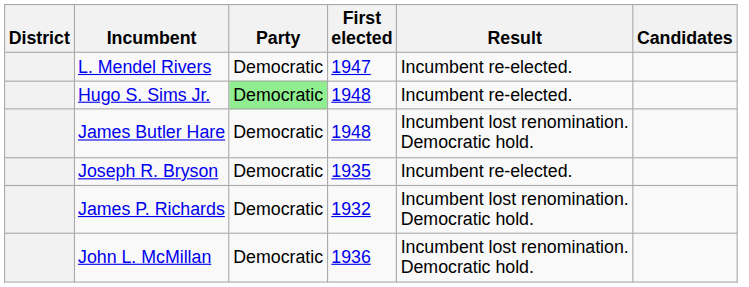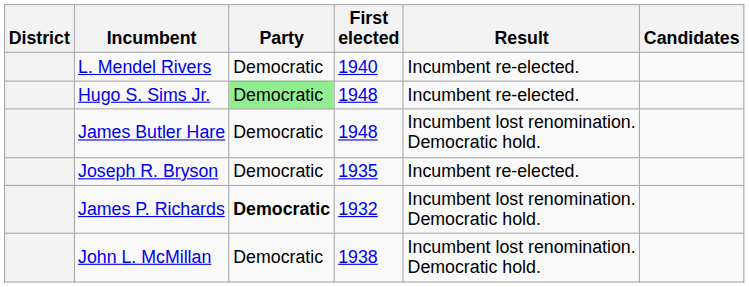(351, 66) 1947 -> (358, 66) 1940
(278, 209) normal -> (282, 209) bold
(351, 257) 1936 -> (358, 257) 1938
